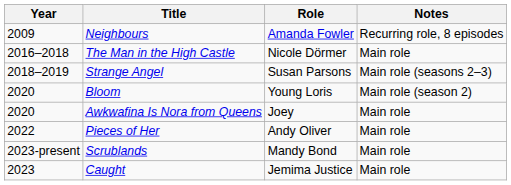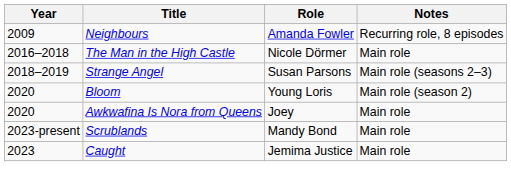- row: (122, 131)
